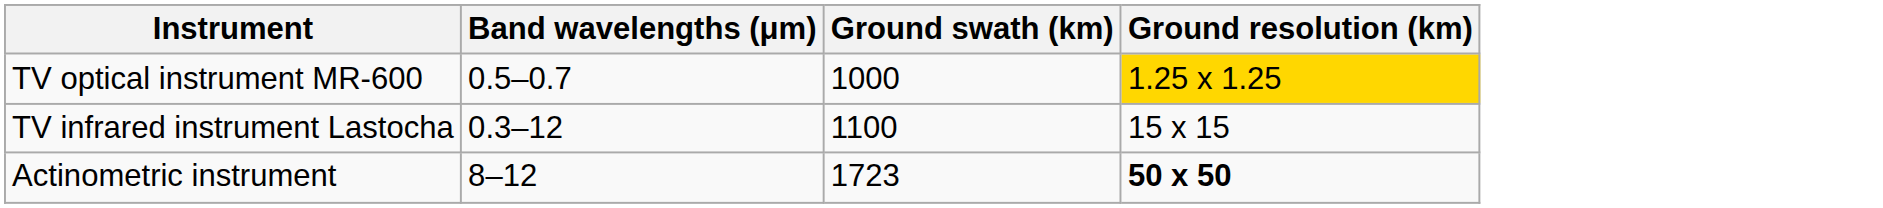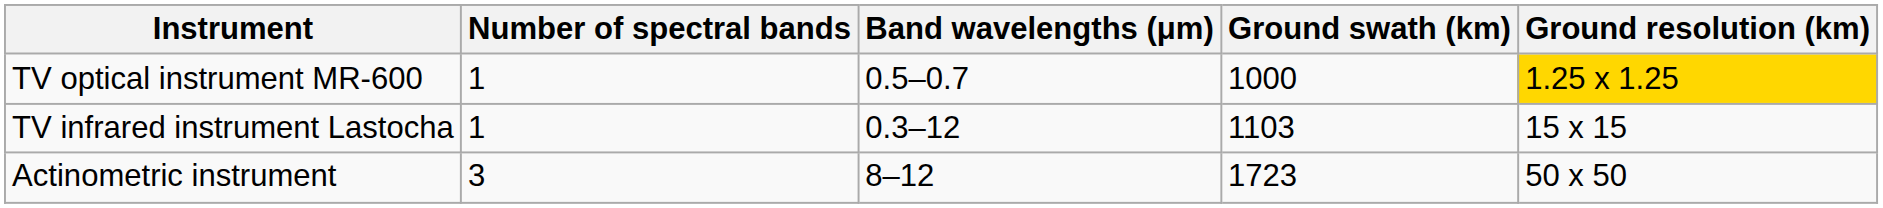+ column: (660, 29)
(864, 127) 1100 -> (1261, 127) 1103
(1180, 176) bold -> (1576, 176) normal
